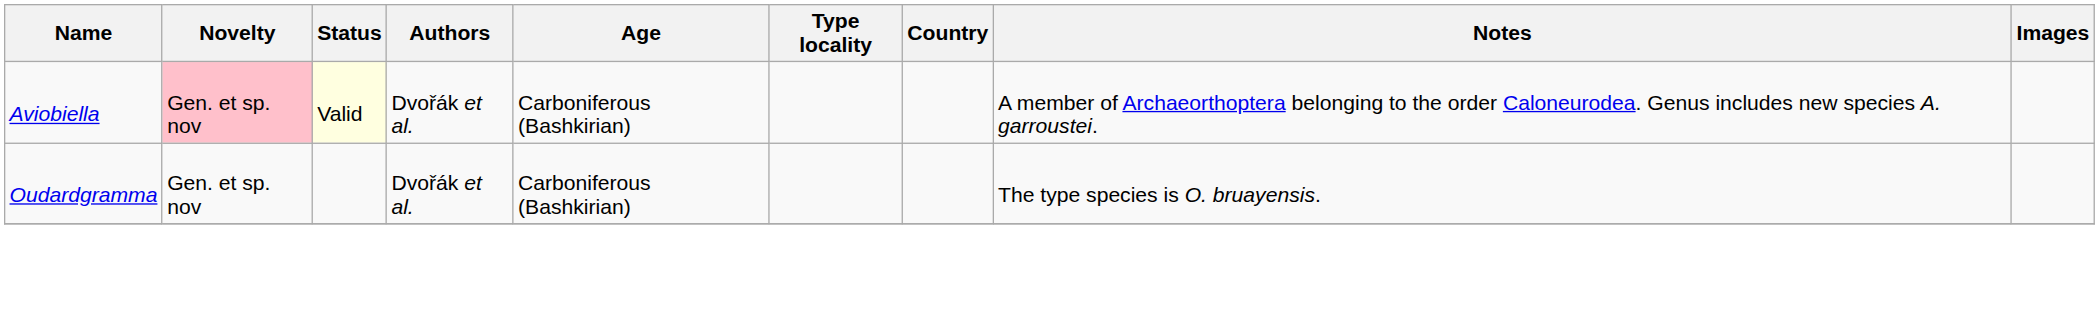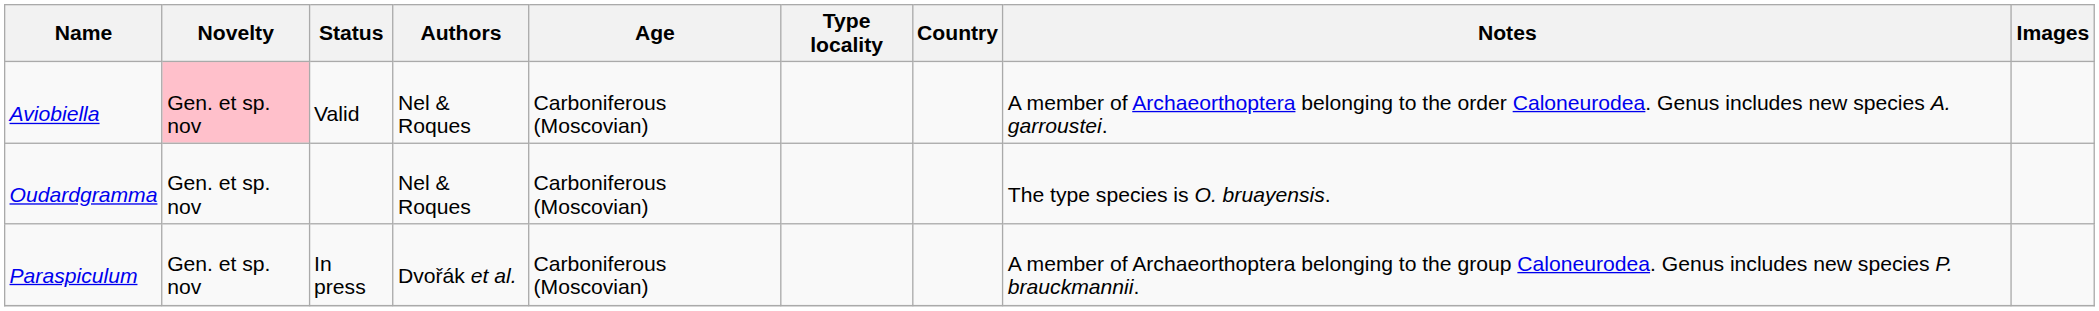(340, 114) lightyellow background -> (337, 114) no background
(437, 114) Dvořák et al. -> (434, 114) Nel & Roques
(584, 114) Carboniferous (Bashkirian) -> (600, 114) Carboniferous (Moscovian)
(437, 195) Dvořák et al. -> (434, 195) Nel & Roques
(584, 195) Carboniferous (Bashkirian) -> (600, 195) Carboniferous (Moscovian)
+ row: (74, 276)
